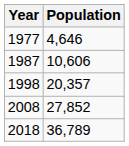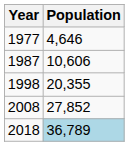(68, 84) 20,357 -> (68, 84) 20,355
(68, 130) no background -> (68, 130) lightblue background
